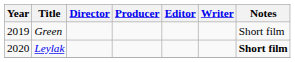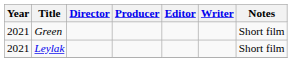(18, 31) 2019 -> (18, 31) 2021
(18, 48) 2020 -> (18, 48) 2021
(263, 48) bold -> (262, 48) normal
